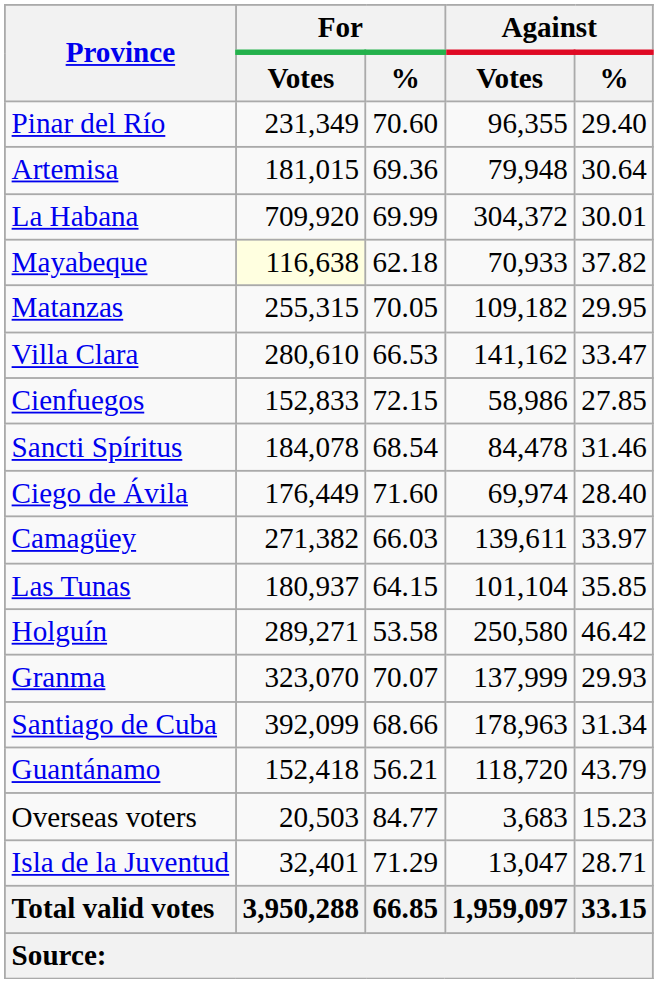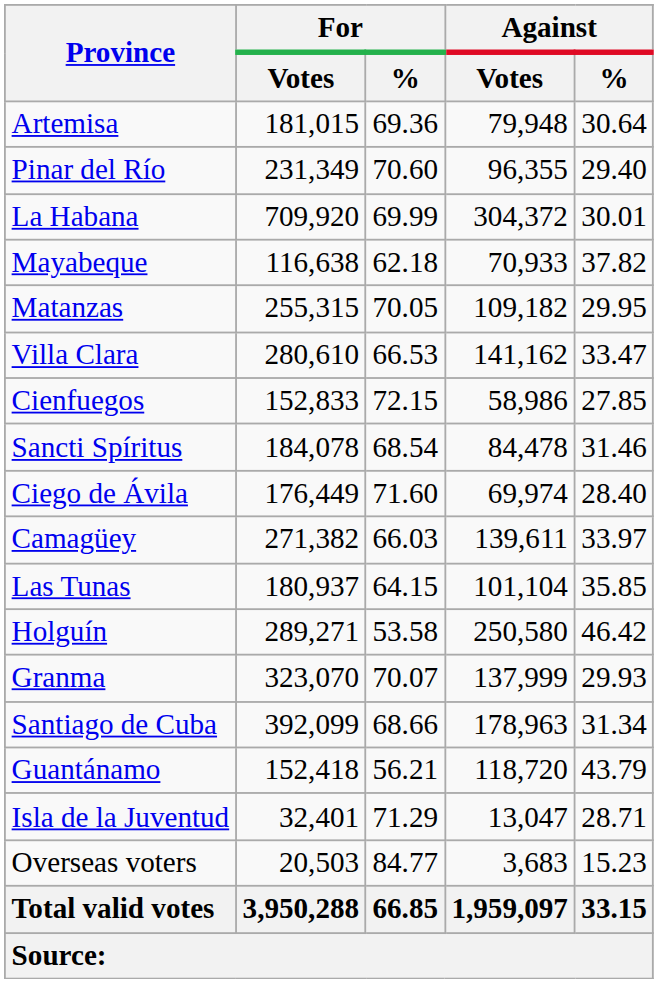rows swapped: (88, 123) <-> (65, 169)
(312, 262) lightyellow background -> (312, 262) no background
rows swapped: (120, 862) <-> (104, 816)
